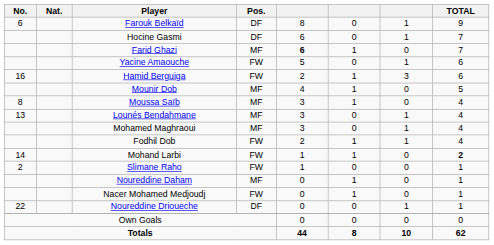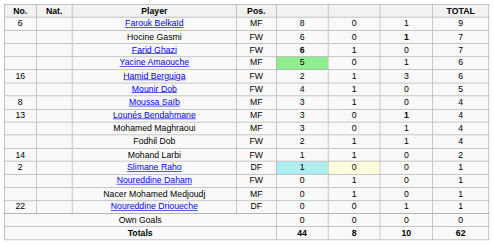(256, 23) DF -> (256, 23) MF
(256, 36) DF -> (256, 36) FW
(406, 36) normal -> (406, 36) bold
(256, 49) MF -> (256, 49) FW
(256, 62) FW -> (256, 62) MF
(302, 62) no background -> (302, 62) lightgreen background
(256, 89) MF -> (256, 89) FW
(406, 115) normal -> (406, 115) bold
(461, 154) bold -> (461, 154) normal
(256, 167) FW -> (256, 167) DF
(302, 167) no background -> (302, 167) paleturquoise background
(354, 167) no background -> (354, 167) lightyellow background
(256, 180) MF -> (256, 180) FW
(256, 193) FW -> (256, 193) MF
